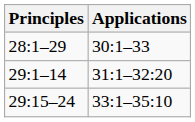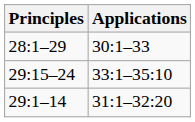rows swapped: (37, 74) <-> (42, 102)
